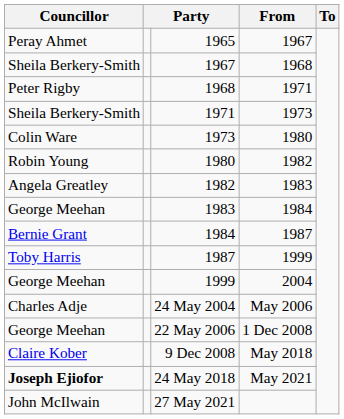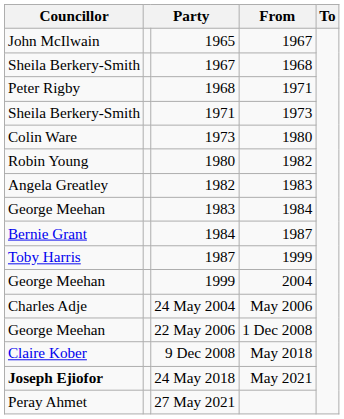(47, 40) Peray Ahmet -> (54, 40) John McIlwain
(54, 402) John McIlwain -> (47, 402) Peray Ahmet
